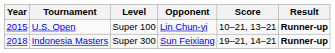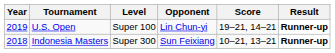(17, 27) 2015 -> (17, 27) 2019
(248, 27) 10–21, 13–21 -> (248, 27) 19–21, 14–21
(248, 42) 19–21, 14–21 -> (248, 42) 10–21, 13–21
